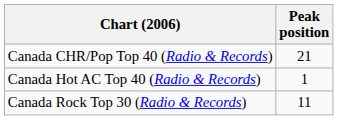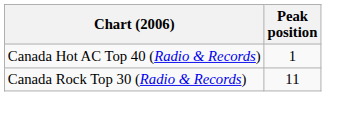- row: (140, 56)
